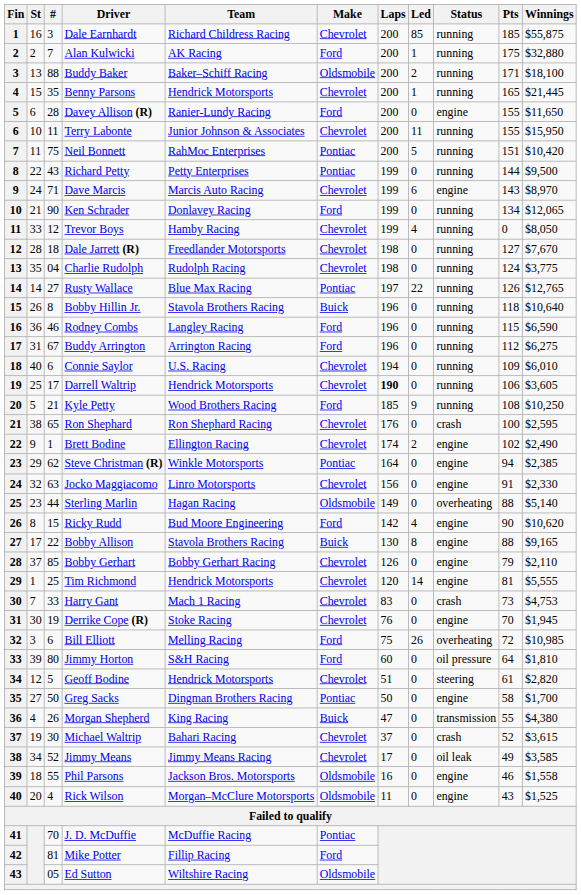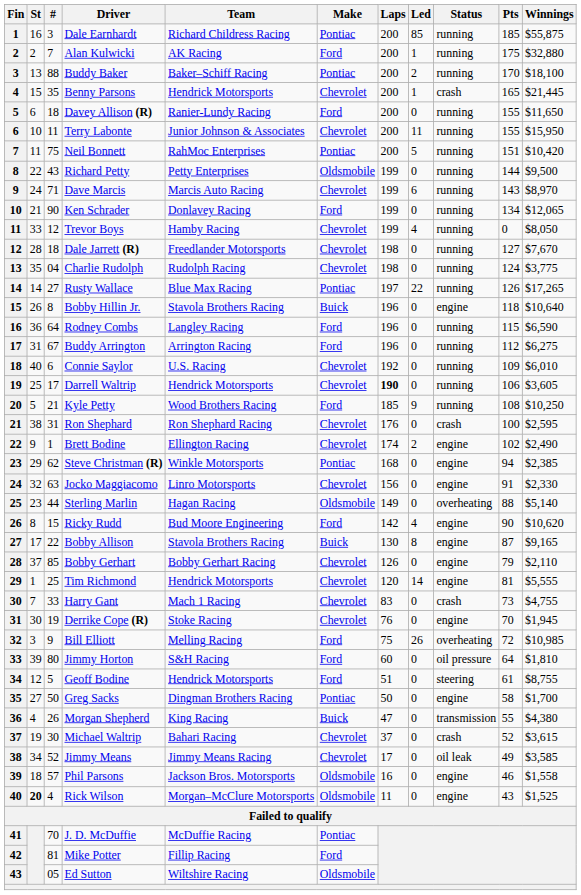(343, 34) Chevrolet -> (338, 34) Pontiac
(347, 73) Oldsmobile -> (338, 73) Pontiac
(511, 73) 171 -> (511, 73) 170
(455, 92) running -> (449, 92) crash
(53, 112) 28 -> (53, 112) 18
(452, 112) engine -> (455, 112) running
(338, 170) Pontiac -> (347, 170) Oldsmobile
(452, 190) engine -> (455, 190) running
(544, 288) $12,765 -> (544, 288) $17,265
(455, 307) running -> (452, 307) engine
(53, 327) 46 -> (53, 327) 64
(389, 366) 194 -> (389, 366) 192
(53, 424) 65 -> (53, 424) 31
(389, 464) 164 -> (389, 464) 168
(508, 542) 88 -> (508, 542) 87
(541, 600) $4,753 -> (541, 600) $4,755
(50, 640) 6 -> (50, 640) 9
(343, 679) Chevrolet -> (331, 679) Ford
(541, 679) $2,820 -> (541, 679) $8,755
(53, 776) 55 -> (53, 776) 57
(36, 796) normal -> (36, 796) bold
